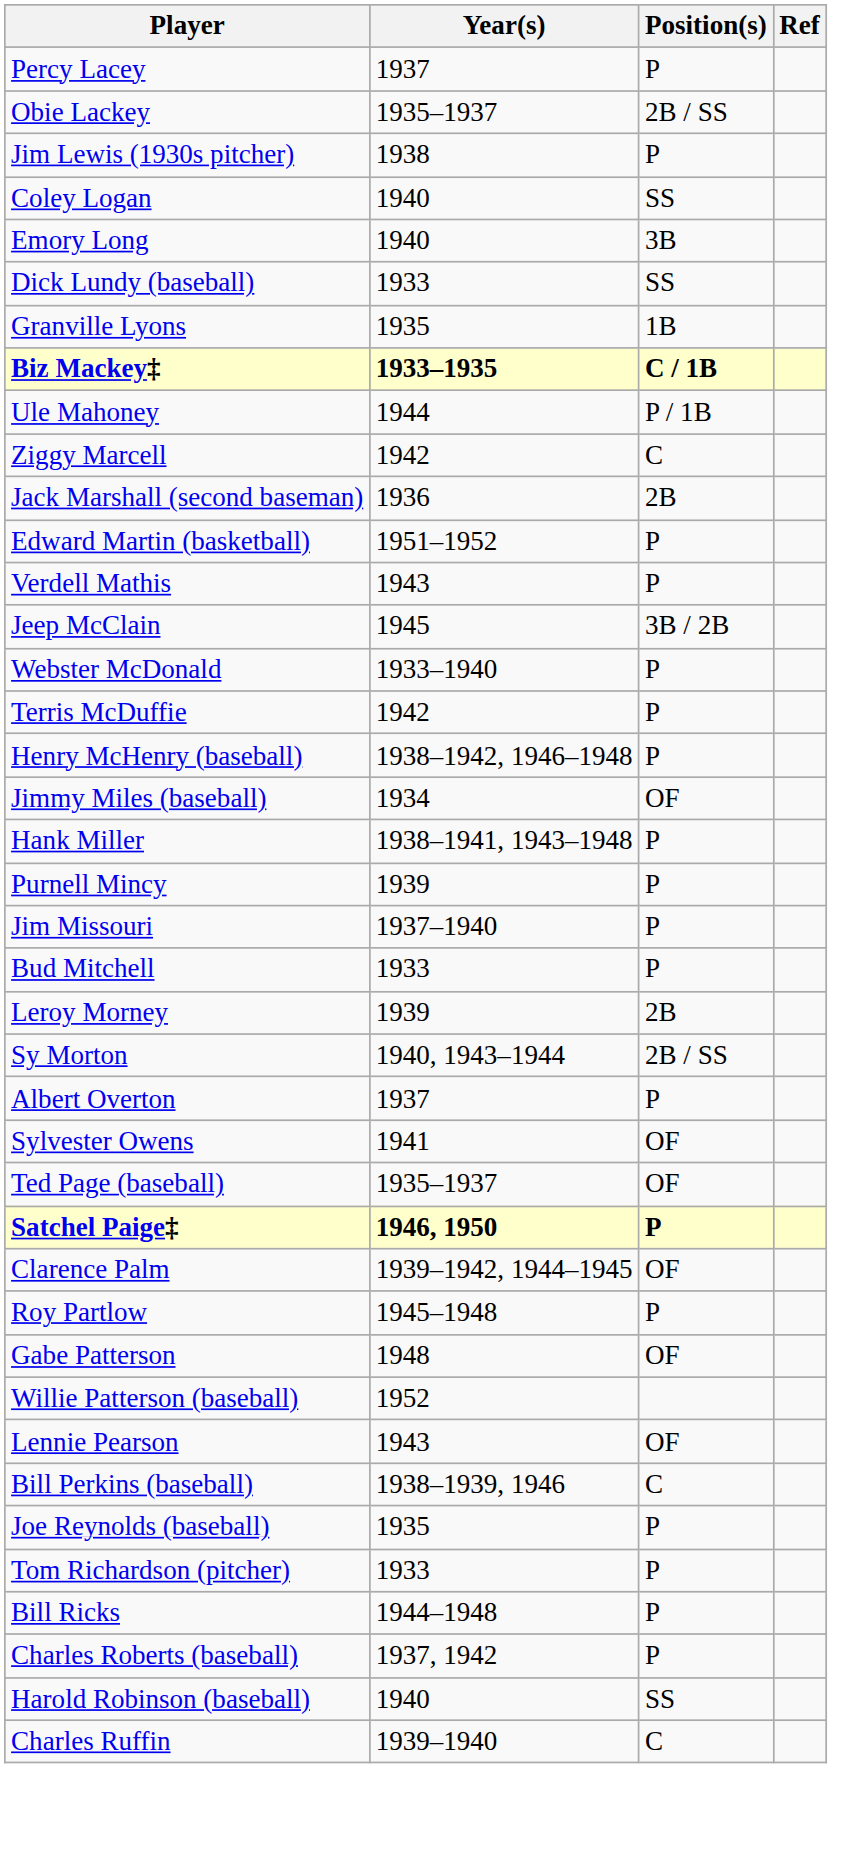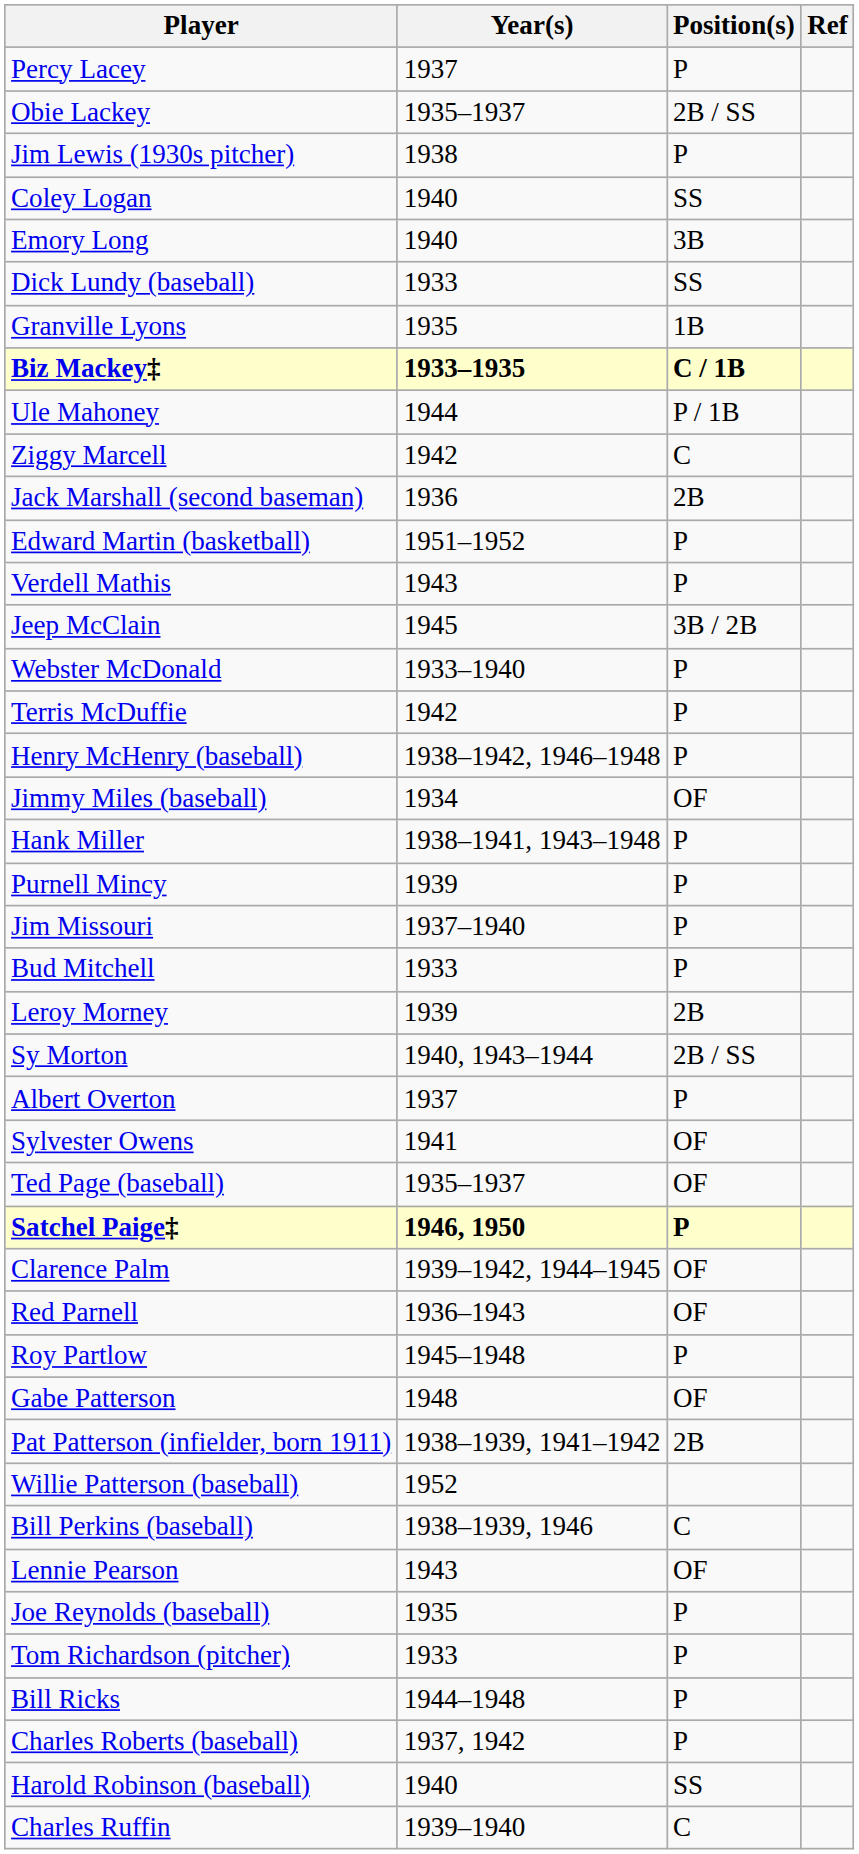+ row: (75, 1312)
+ row: (201, 1441)
rows swapped: (95, 1441) <-> (132, 1483)
